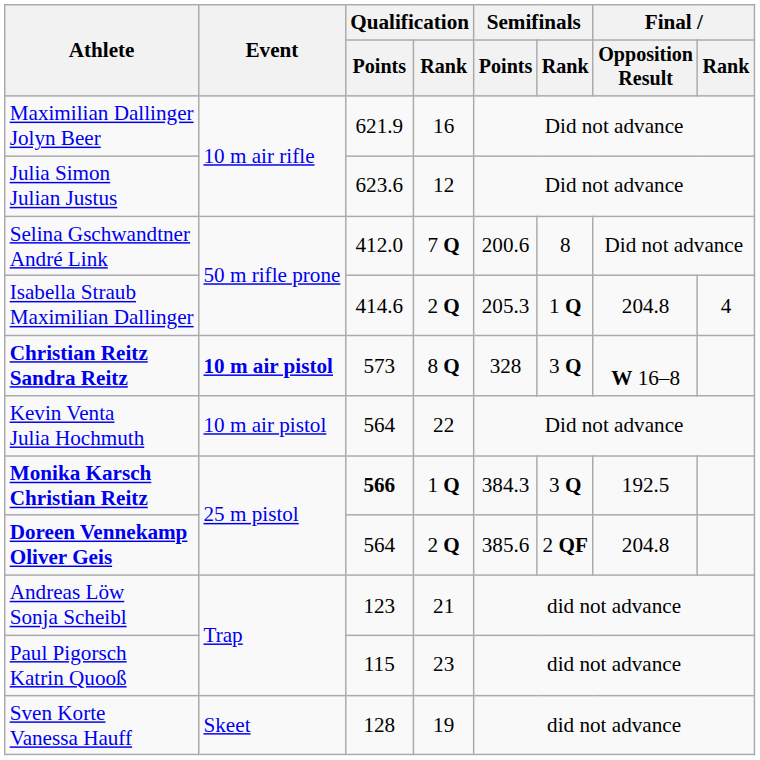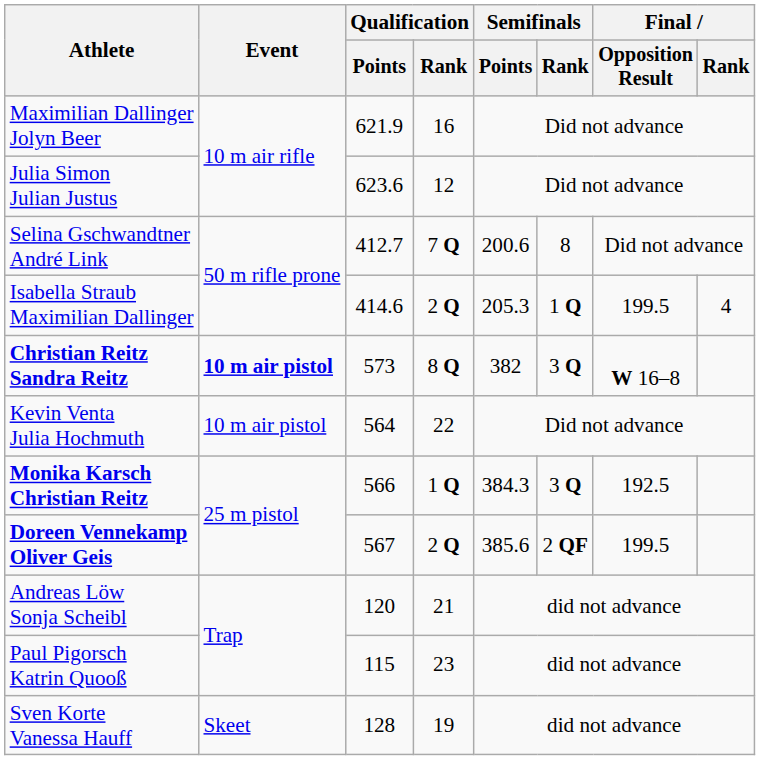(379, 246) 412.0 -> (379, 246) 412.7
(646, 306) 204.8 -> (646, 306) 199.5
(506, 365) 328 -> (506, 365) 382
(379, 485) bold -> (379, 485) normal
(379, 545) 564 -> (379, 545) 567
(646, 545) 204.8 -> (646, 545) 199.5
(379, 605) 123 -> (379, 605) 120
